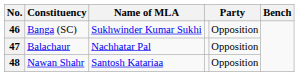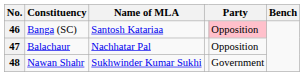(146, 29) Sukhwinder Kumar Sukhi -> (127, 29) Santosh Katariaa
(235, 29) no background -> (235, 29) pink background
(127, 63) Santosh Katariaa -> (146, 63) Sukhwinder Kumar Sukhi
(235, 63) Opposition -> (238, 63) Government
